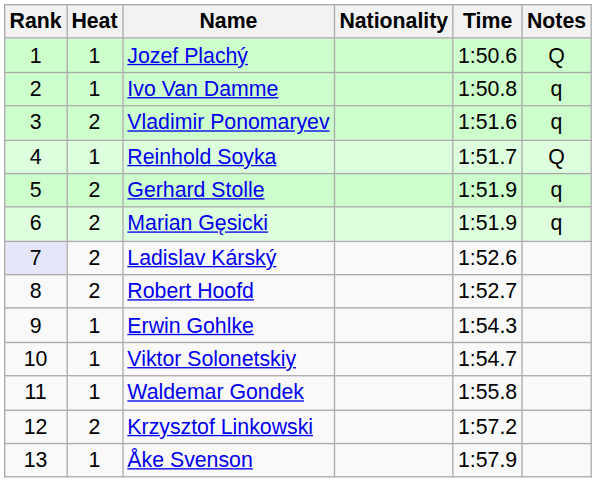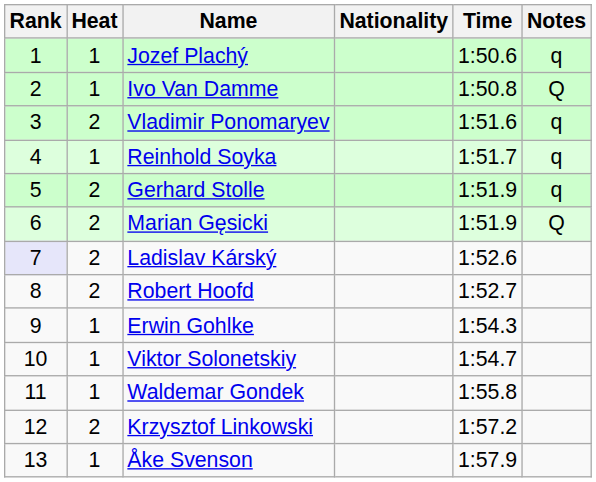(557, 55) Q -> (557, 55) q
(557, 88) q -> (557, 88) Q
(557, 156) Q -> (557, 156) q
(557, 223) q -> (557, 223) Q
